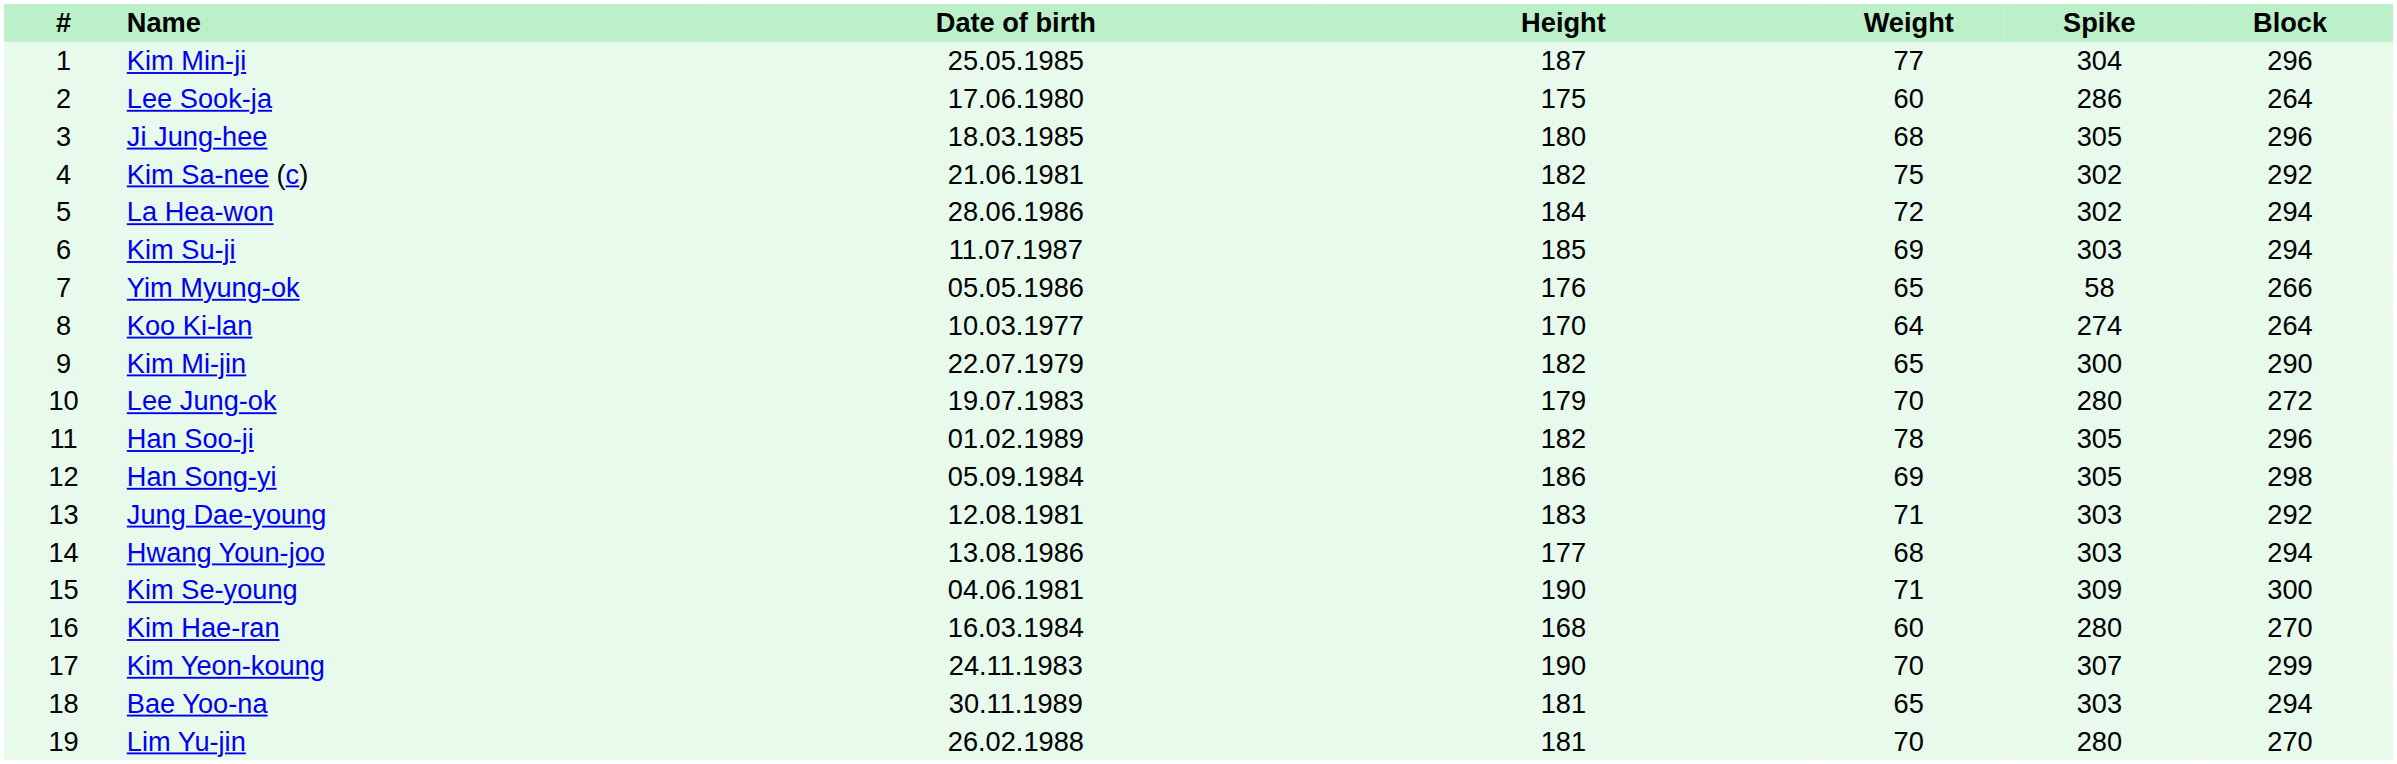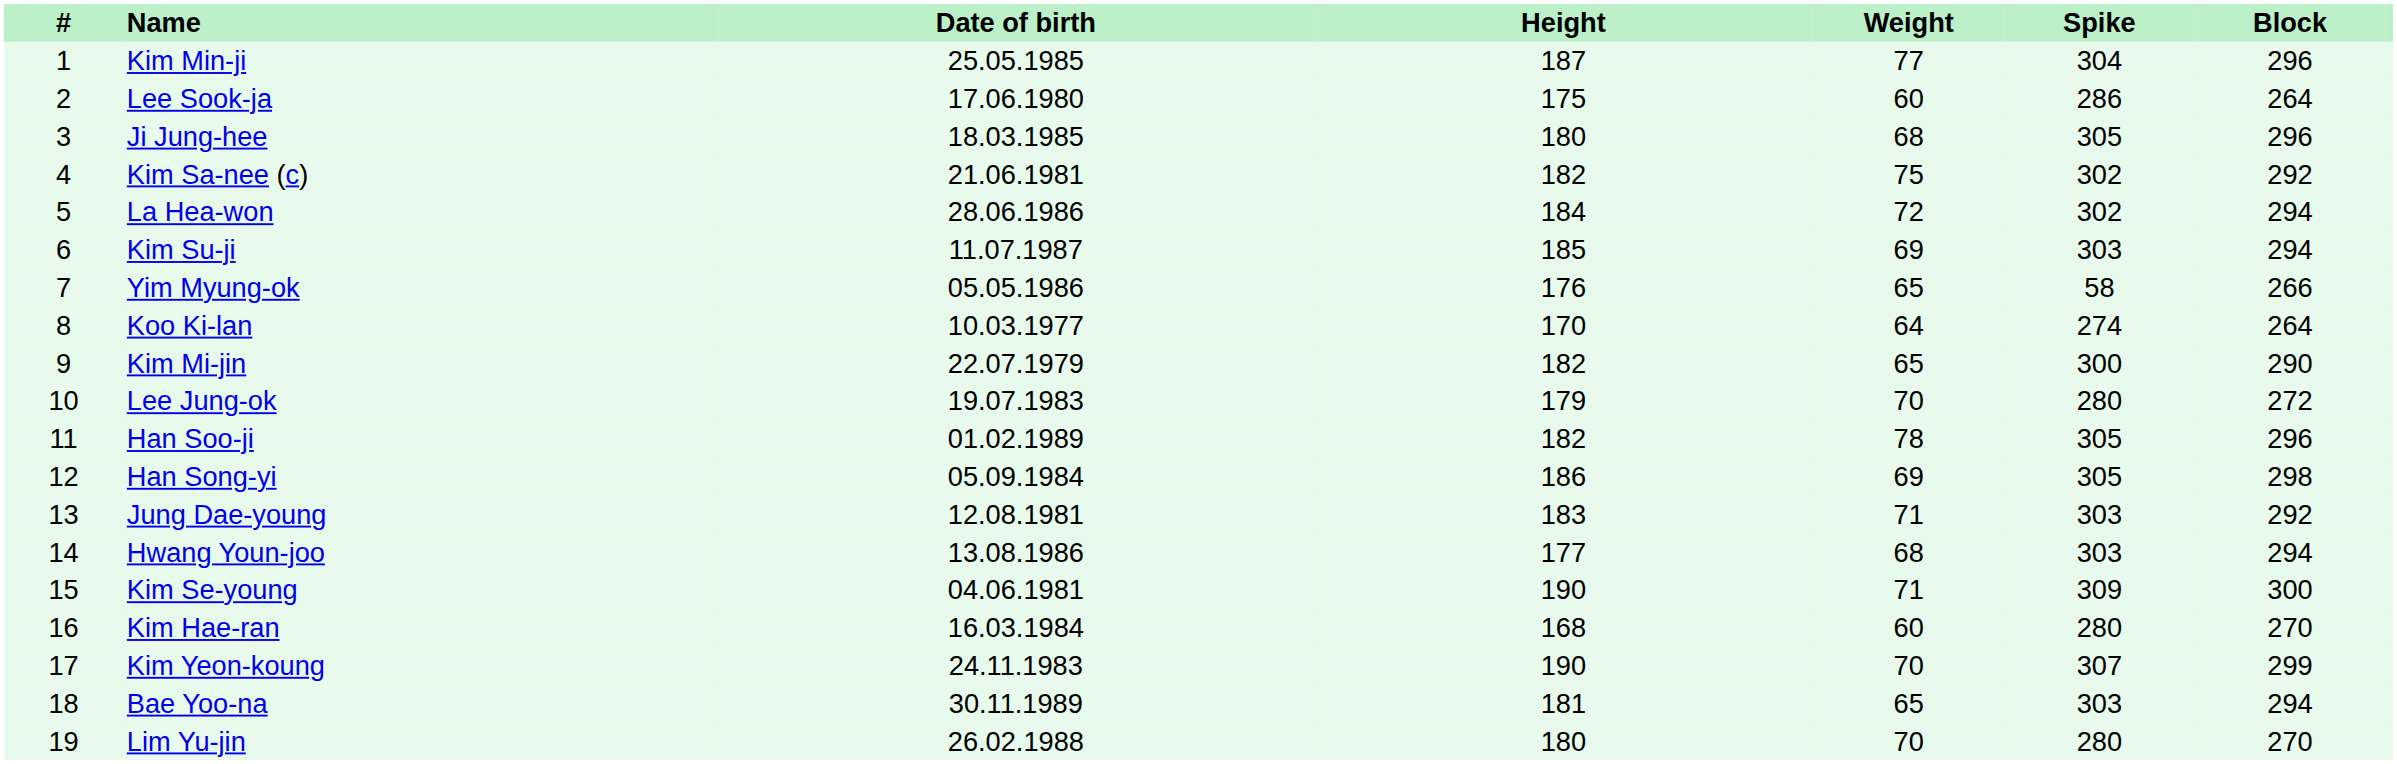(1563, 741) 181 -> (1563, 741) 180
